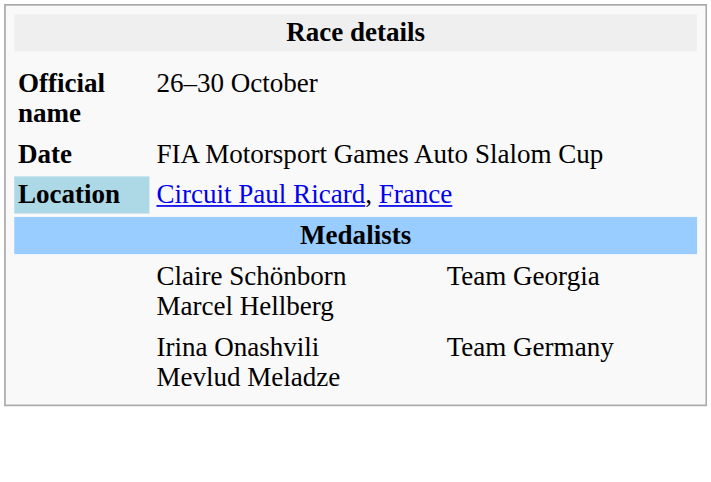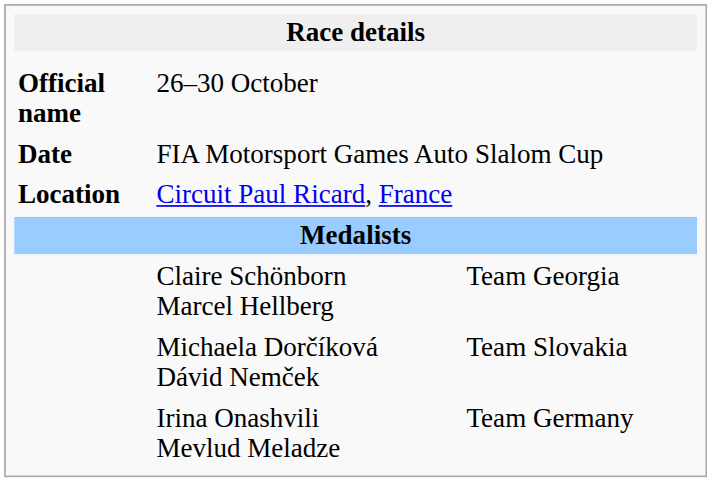(69, 194) lightblue background -> (69, 194) no background
+ row: (267, 362)
